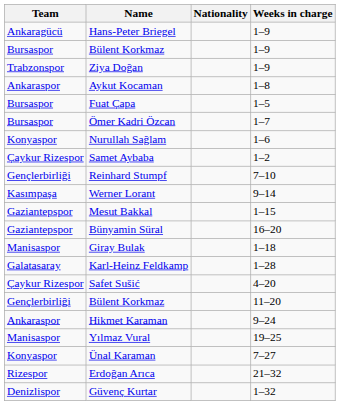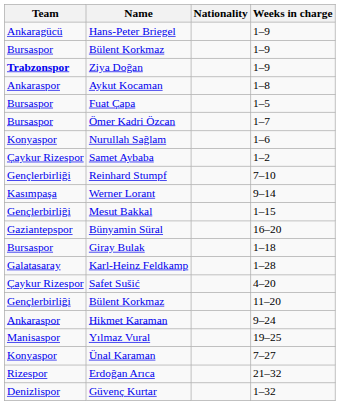(35, 67) normal -> (38, 67) bold
(40, 211) Gaziantepspor -> (39, 211) Gençlerbirliği
(33, 247) Manisaspor -> (30, 247) Bursaspor
